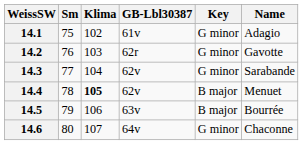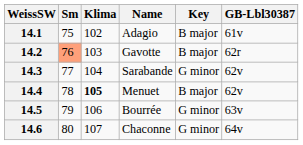columns swapped: (270, 14) <-> (157, 14)
(218, 33) G minor -> (198, 33) B major
(68, 52) no background -> (68, 52) lightsalmon background
(218, 52) G minor -> (198, 52) B major
(218, 110) B major -> (199, 110) G minor
